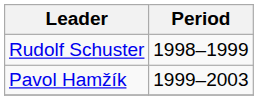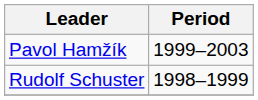rows swapped: (77, 49) <-> (68, 79)
